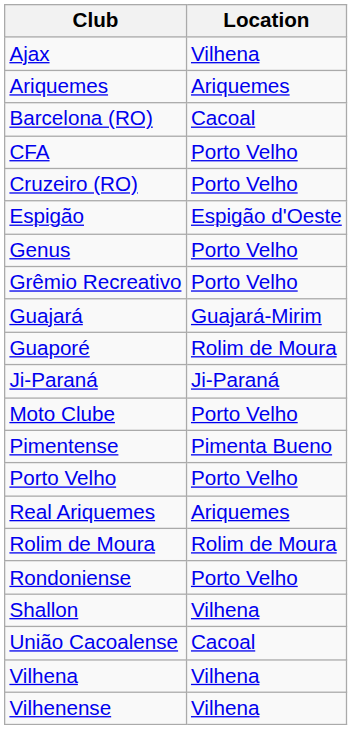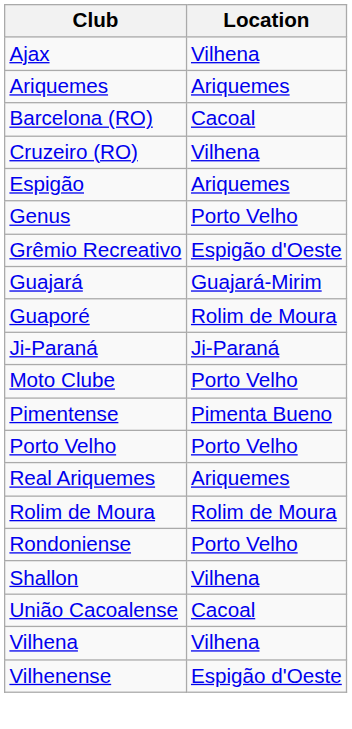- row: (29, 151)
(244, 184) Porto Velho -> (225, 151) Vilhena
(266, 217) Espigão d'Oeste -> (240, 184) Ariquemes
(244, 282) Porto Velho -> (266, 250) Espigão d'Oeste
(225, 708) Vilhena -> (266, 675) Espigão d'Oeste
